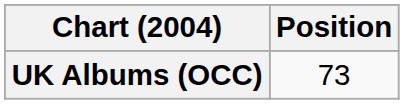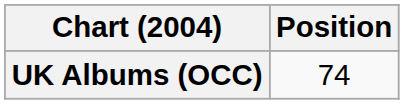(334, 74) 73 -> (334, 74) 74
